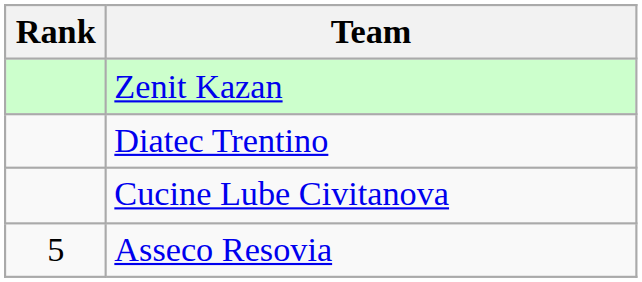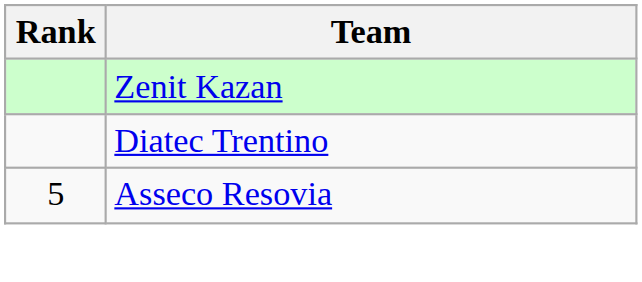- row: (282, 194)
